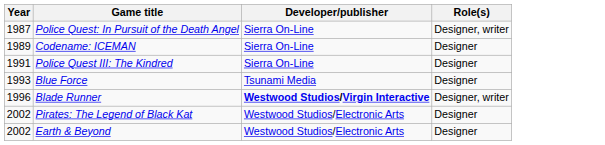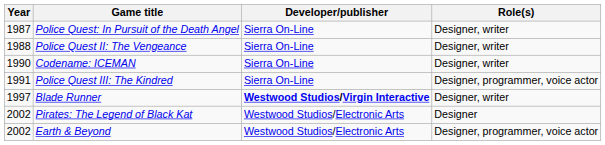+ row: (111, 47)
(19, 47) 1989 -> (19, 64) 1990
(456, 47) Designer -> (472, 64) Designer, writer
(456, 64) Designer -> (516, 81) Designer, programmer, voice actor
- row: (62, 81)
(19, 98) 1996 -> (19, 98) 1997
(456, 132) Designer -> (516, 132) Designer, programmer, voice actor
